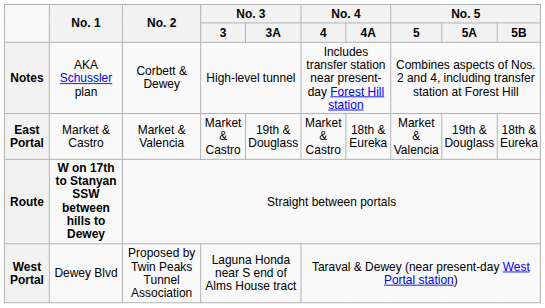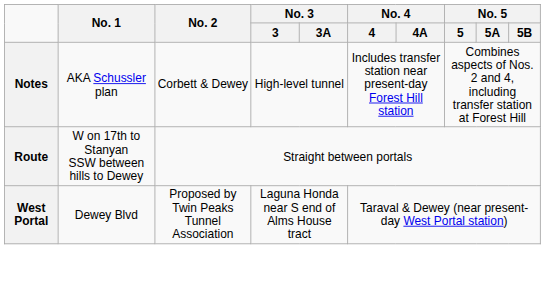- row: (27, 136)
(86, 201) bold -> (106, 156) normal
